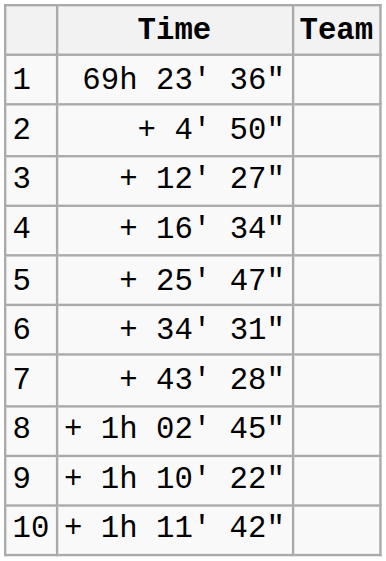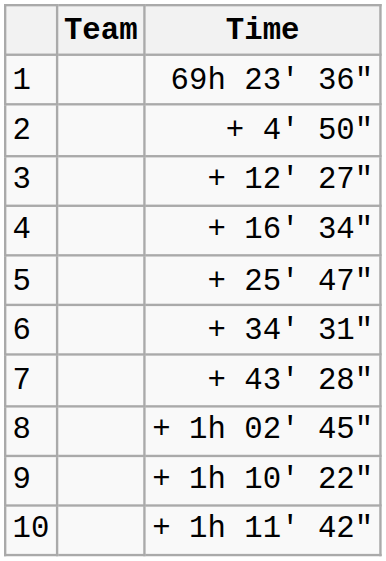columns swapped: (336, 30) <-> (174, 30)
